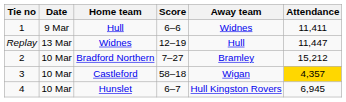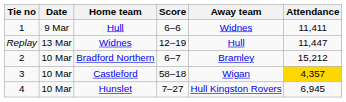(173, 58) 7–27 -> (172, 58) 6–7
(172, 89) 6–7 -> (173, 89) 7–27
